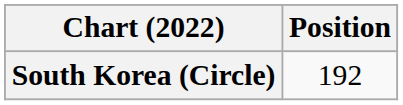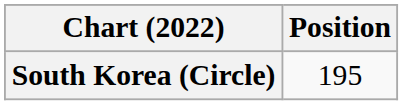(340, 74) 192 -> (340, 74) 195
